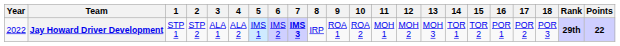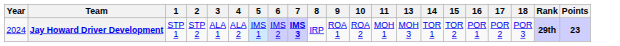- column: (409, 11)
(16, 29) 2022 -> (16, 29) 2024
(600, 29) 22 -> (575, 29) 23
